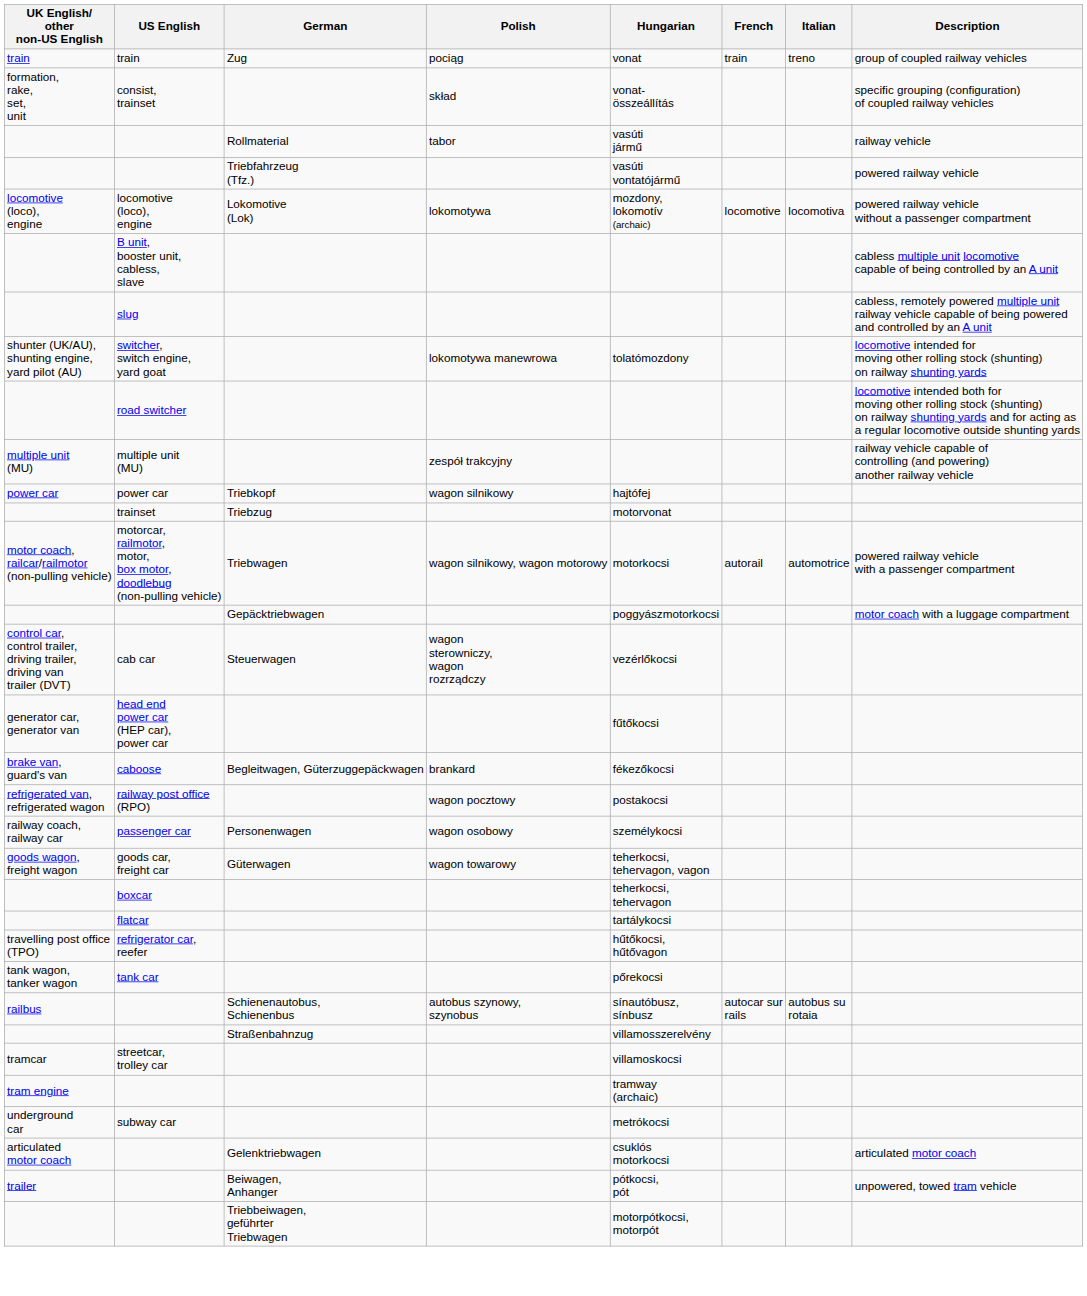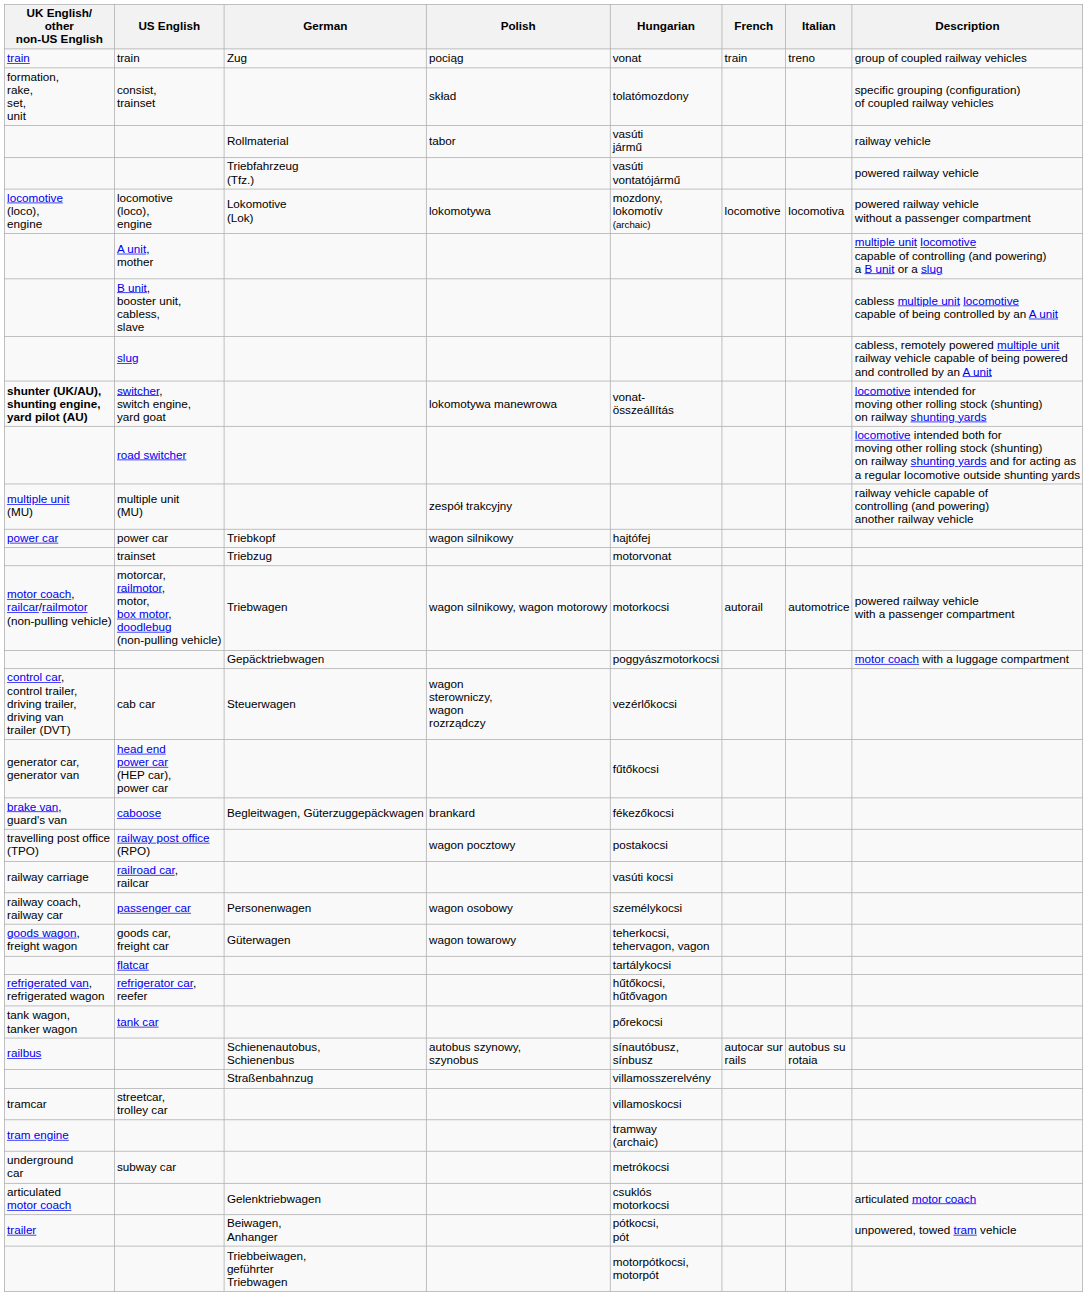(643, 96) vonat- összeállítás -> (651, 96) tolatómozdony
+ row: (135, 256)
(52, 359) normal -> (54, 403) bold
(651, 359) tolatómozdony -> (643, 403) vonat- összeállítás
(56, 800) refrigerated van, refrigerated wagon -> (59, 845) travelling post office (TPO)
+ row: (147, 876)
- row: (134, 895)
(59, 945) travelling post office (TPO) -> (56, 990) refrigerated van, refrigerated wagon
